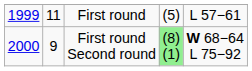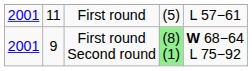(24, 15) 1999 -> (24, 15) 2001
(24, 46) 2000 -> (24, 46) 2001
